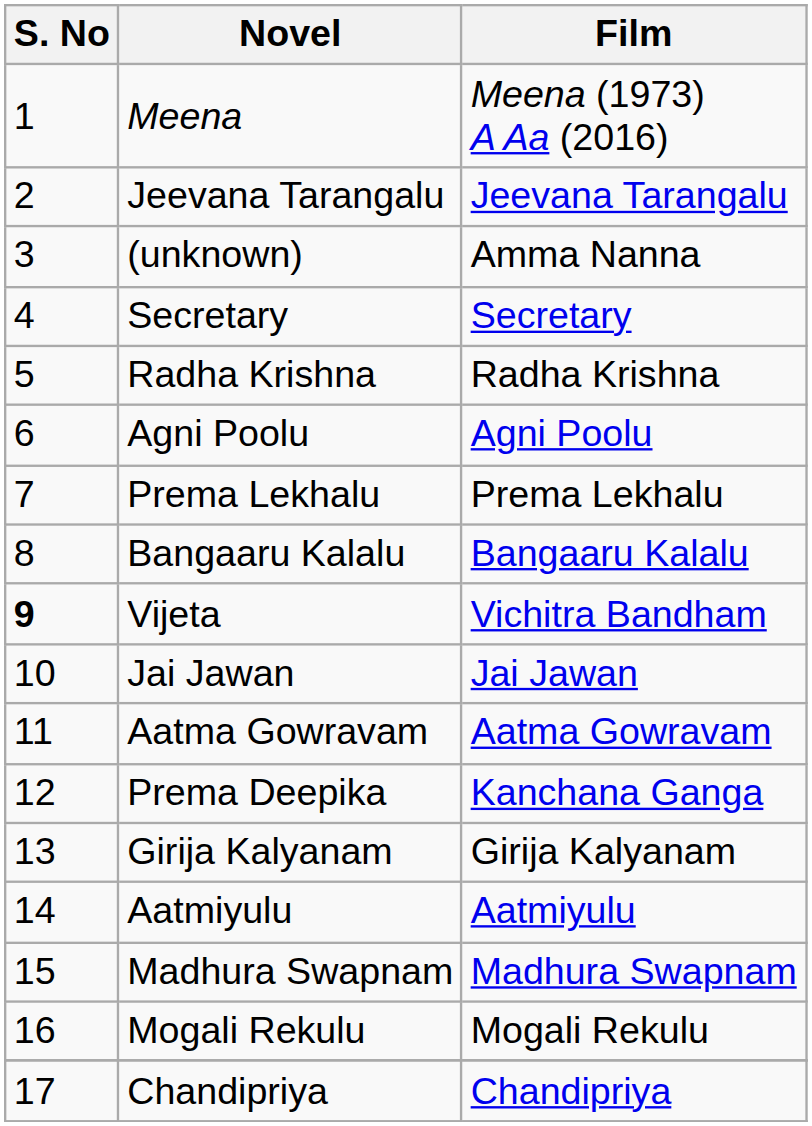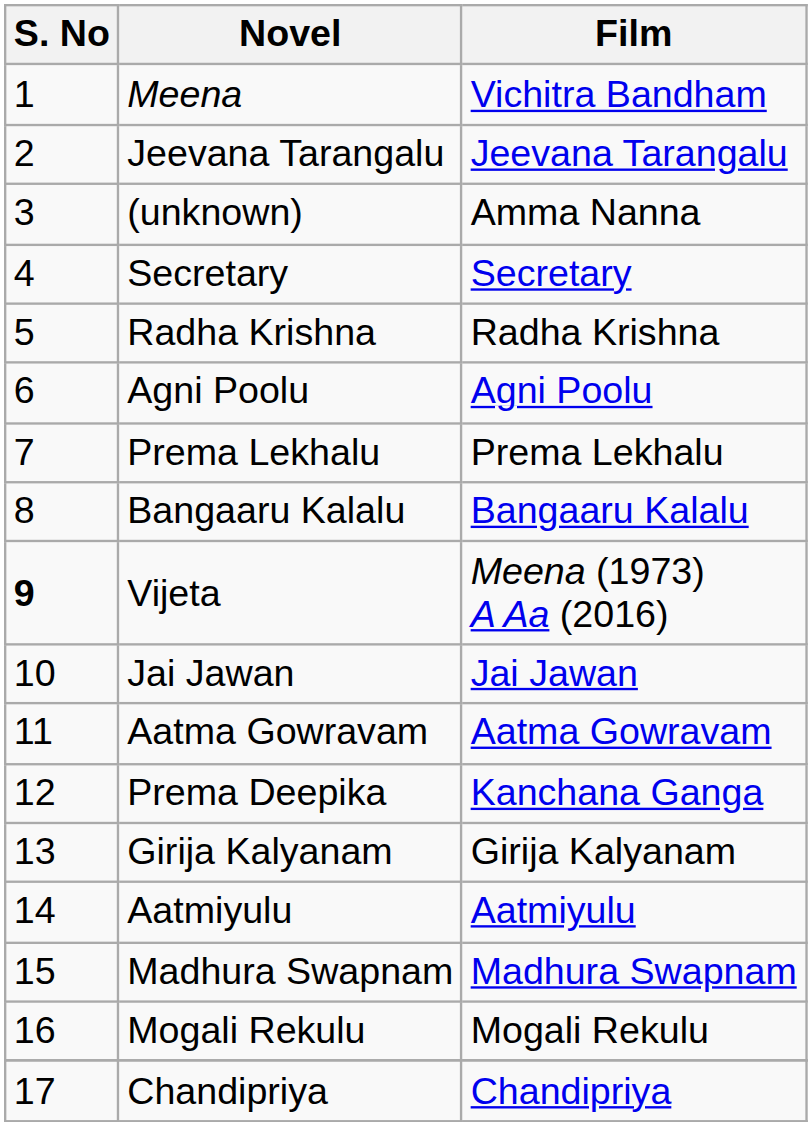(588, 115) Meena (1973) A Aa (2016) -> (619, 93) Vichitra Bandham
(619, 613) Vichitra Bandham -> (588, 592) Meena (1973) A Aa (2016)
